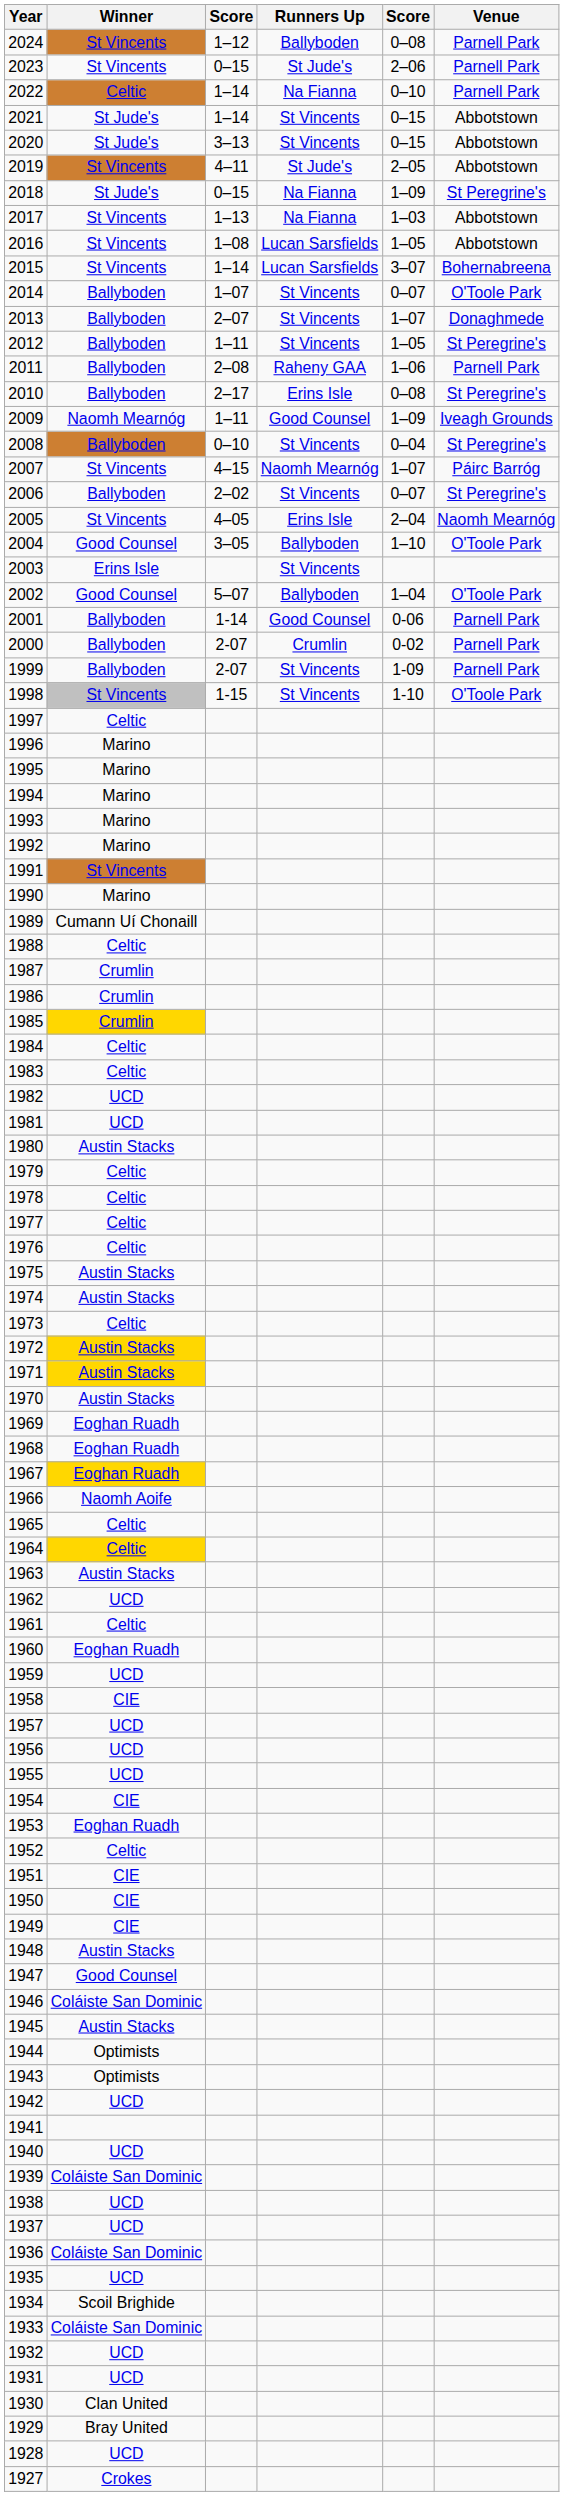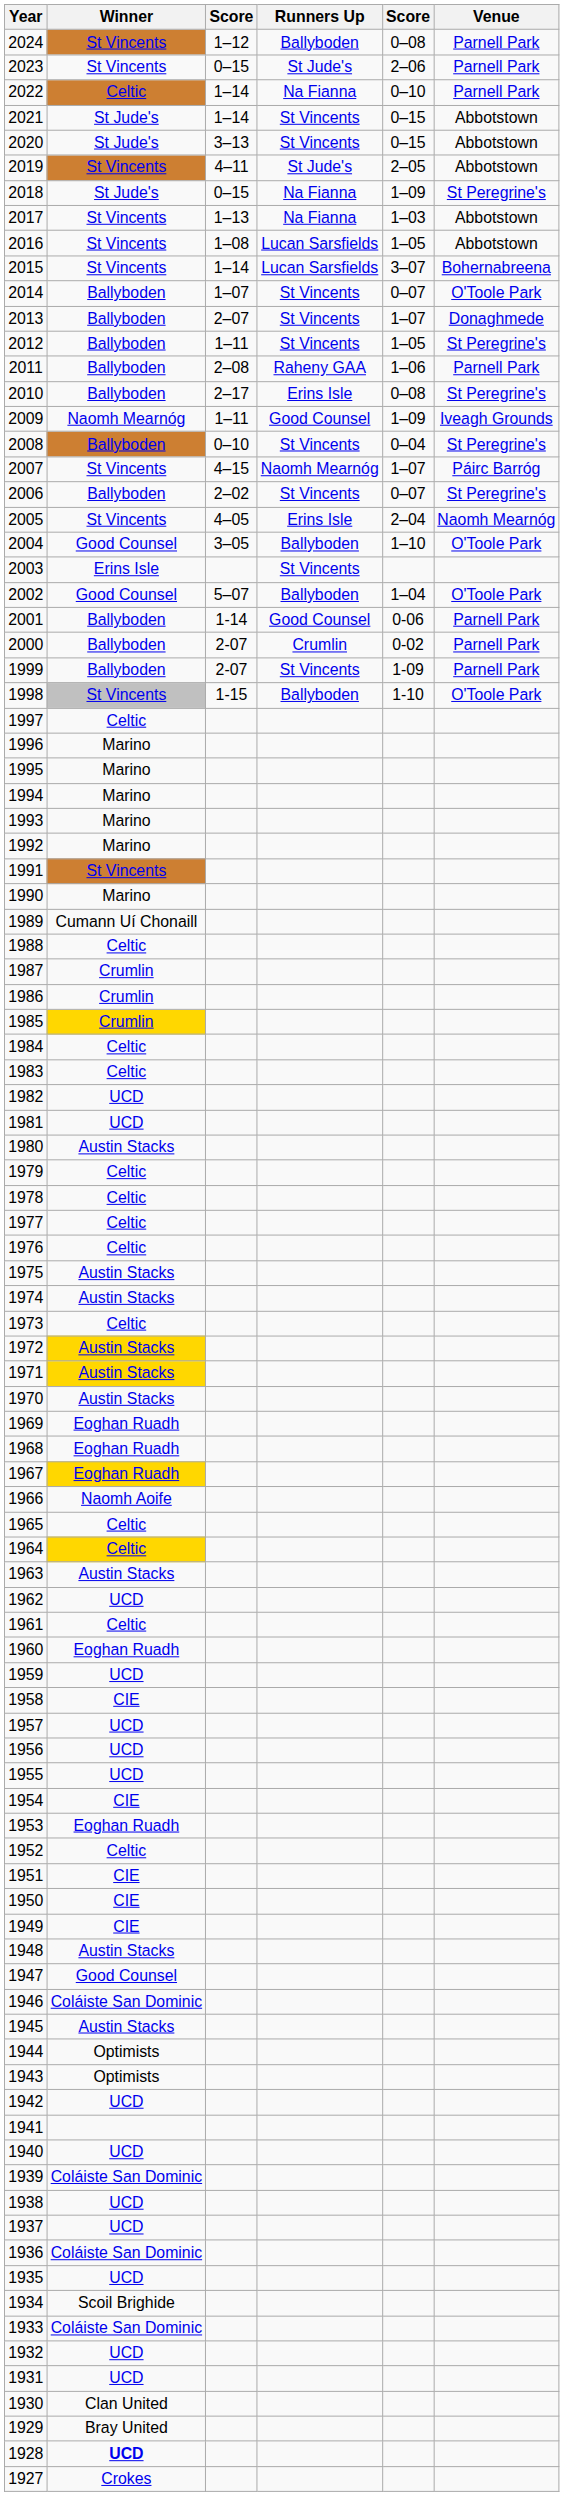(320, 695) St Vincents -> (320, 695) Ballyboden
(126, 2453) normal -> (126, 2453) bold
